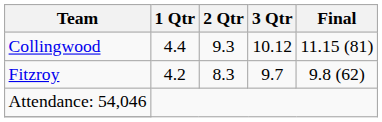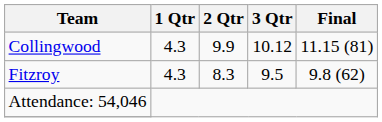(175, 46) 4.4 -> (175, 46) 4.3
(224, 46) 9.3 -> (224, 46) 9.9
(175, 74) 4.2 -> (175, 74) 4.3
(272, 74) 9.7 -> (272, 74) 9.5
